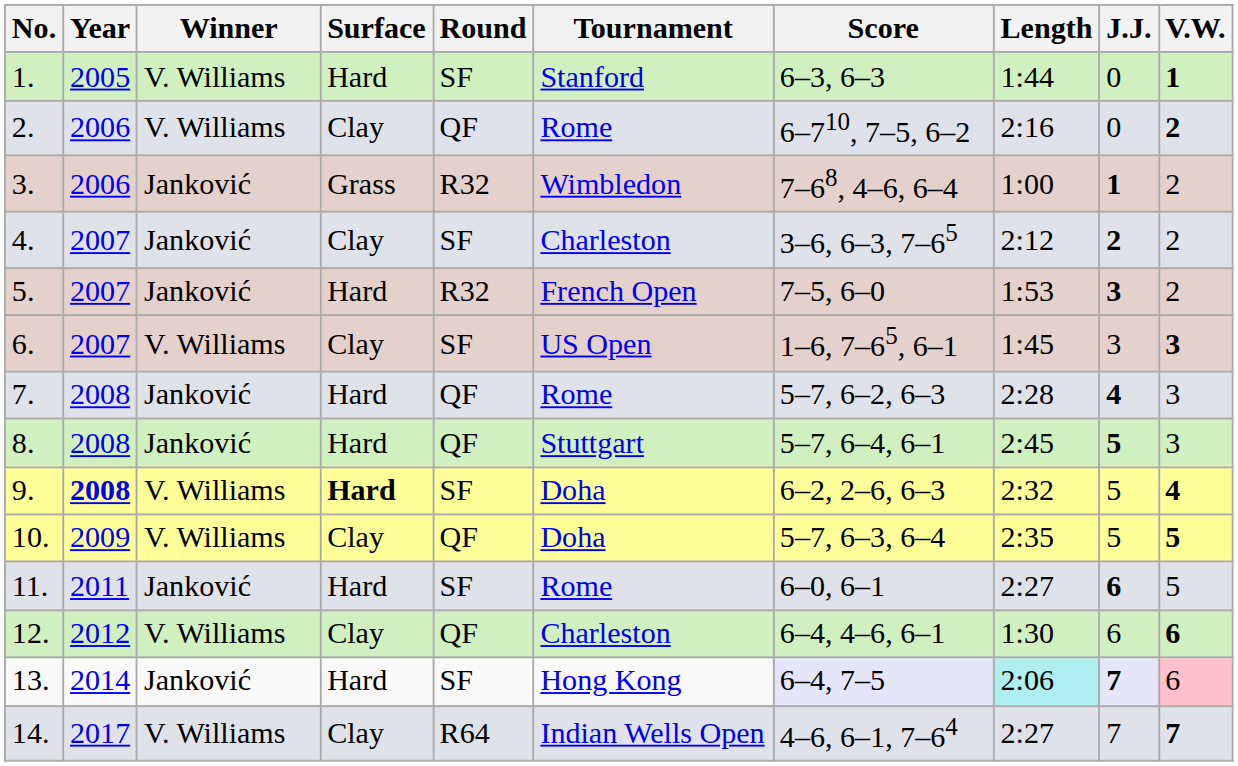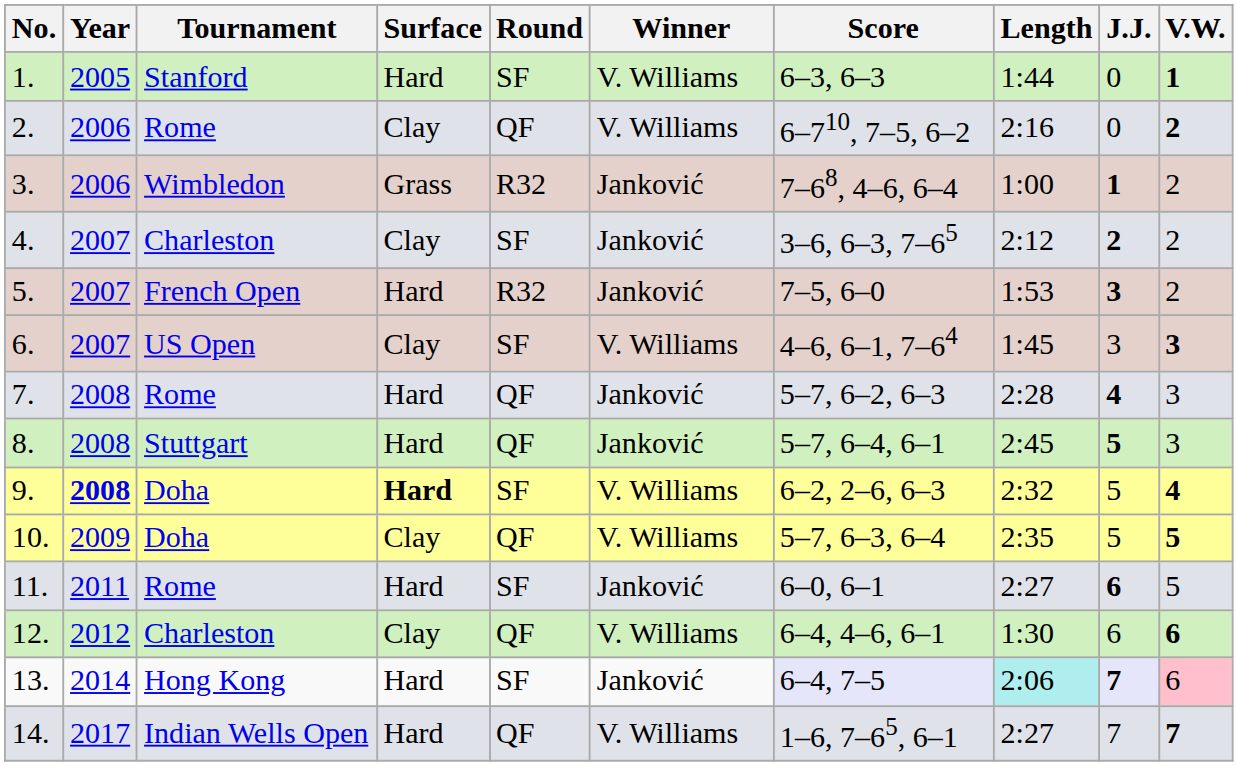columns swapped: (653, 28) <-> (229, 28)
(869, 343) 1–6, 7–65, 6–1 -> (869, 343) 4–6, 6–1, 7–64
(356, 732) Clay -> (414, 732) Hard
(465, 732) R64 -> (515, 732) QF
(869, 732) 4–6, 6–1, 7–64 -> (869, 732) 1–6, 7–65, 6–1
